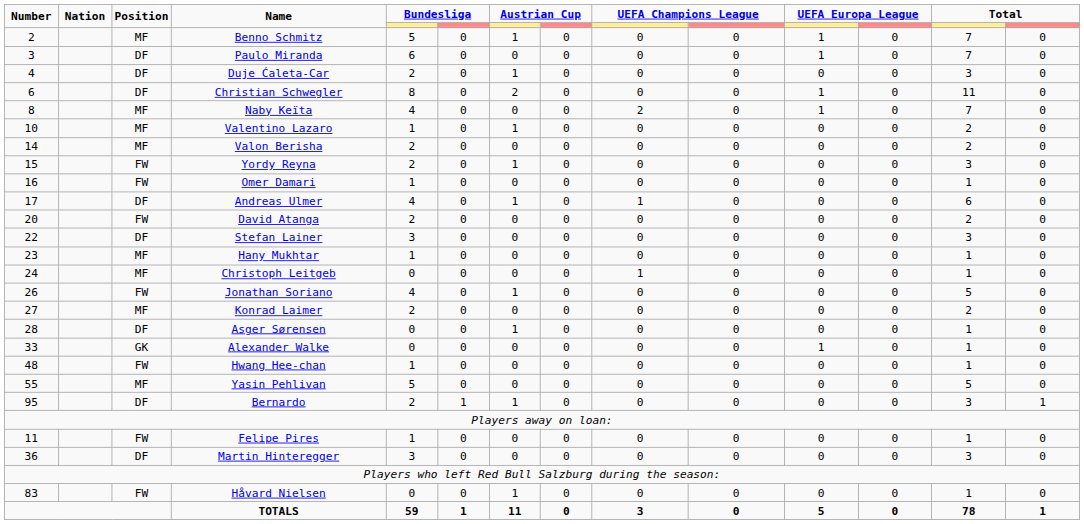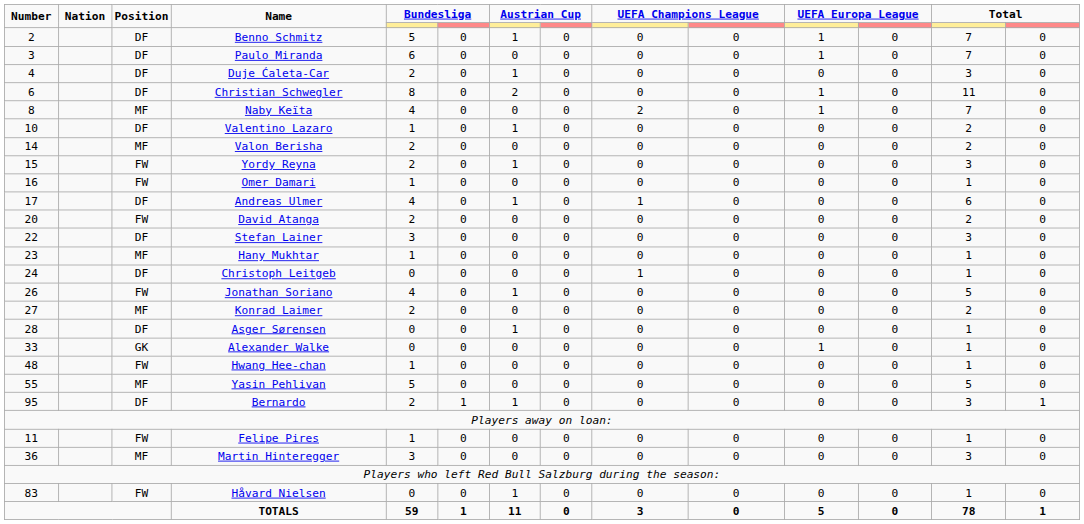(142, 37) MF -> (142, 37) DF
(142, 128) MF -> (142, 128) DF
(142, 274) MF -> (142, 274) DF
(142, 456) DF -> (142, 456) MF
